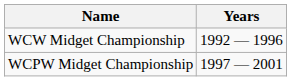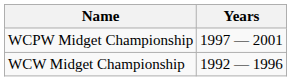rows swapped: (96, 40) <-> (101, 64)
